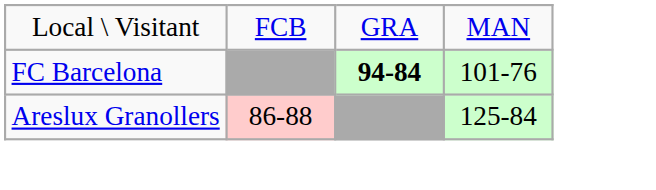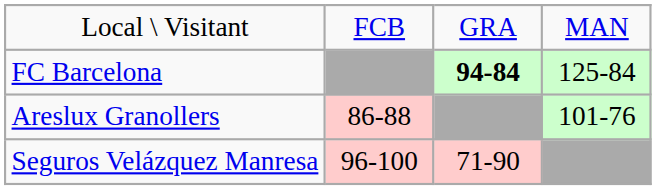(498, 71) 101-76 -> (597, 71) 125-84
(498, 116) 125-84 -> (597, 116) 101-76
+ row: (165, 161)
